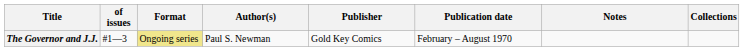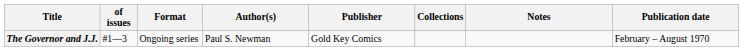columns swapped: (478, 17) <-> (714, 17)
(169, 38) khaki background -> (169, 38) no background
